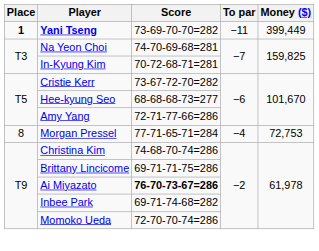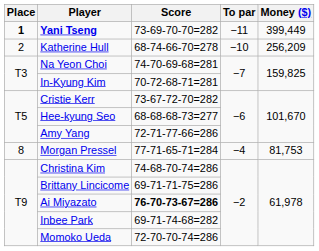+ row: (74, 47)
(286, 133) 72,753 -> (286, 151) 81,753
